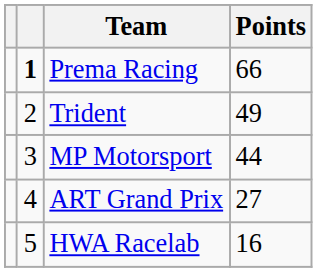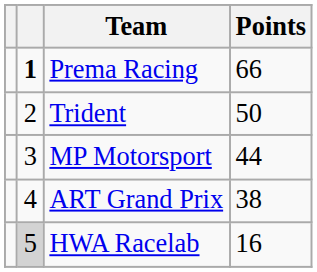(249, 112) 49 -> (249, 112) 50
(249, 199) 27 -> (249, 199) 38
(30, 243) no background -> (30, 243) lightgrey background
